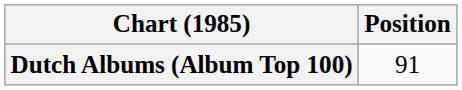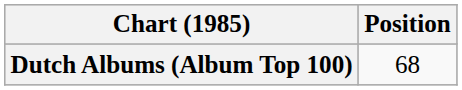(407, 64) 91 -> (407, 64) 68
